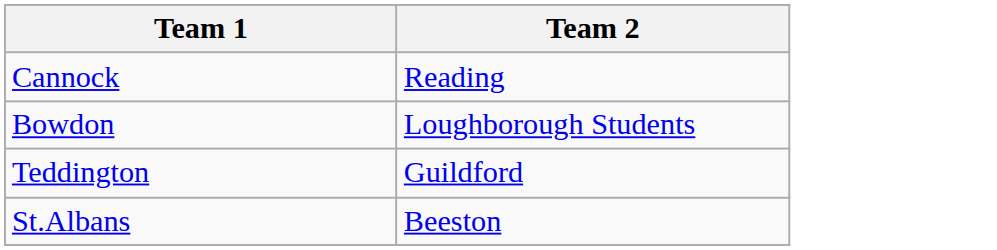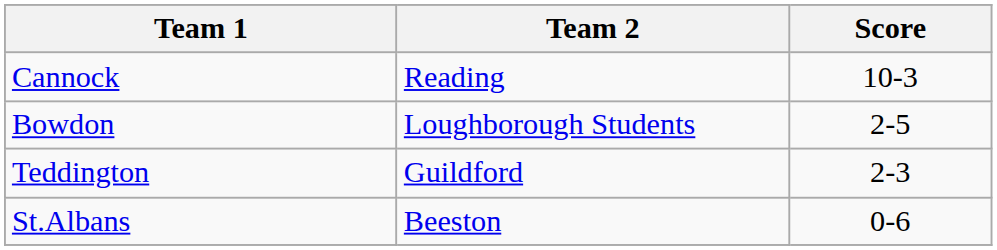+ column: (890, 28)
